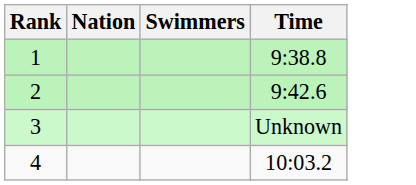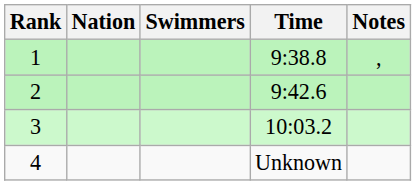+ column: (379, 22)
(299, 127) Unknown -> (299, 127) 10:03.2
(299, 162) 10:03.2 -> (299, 162) Unknown
